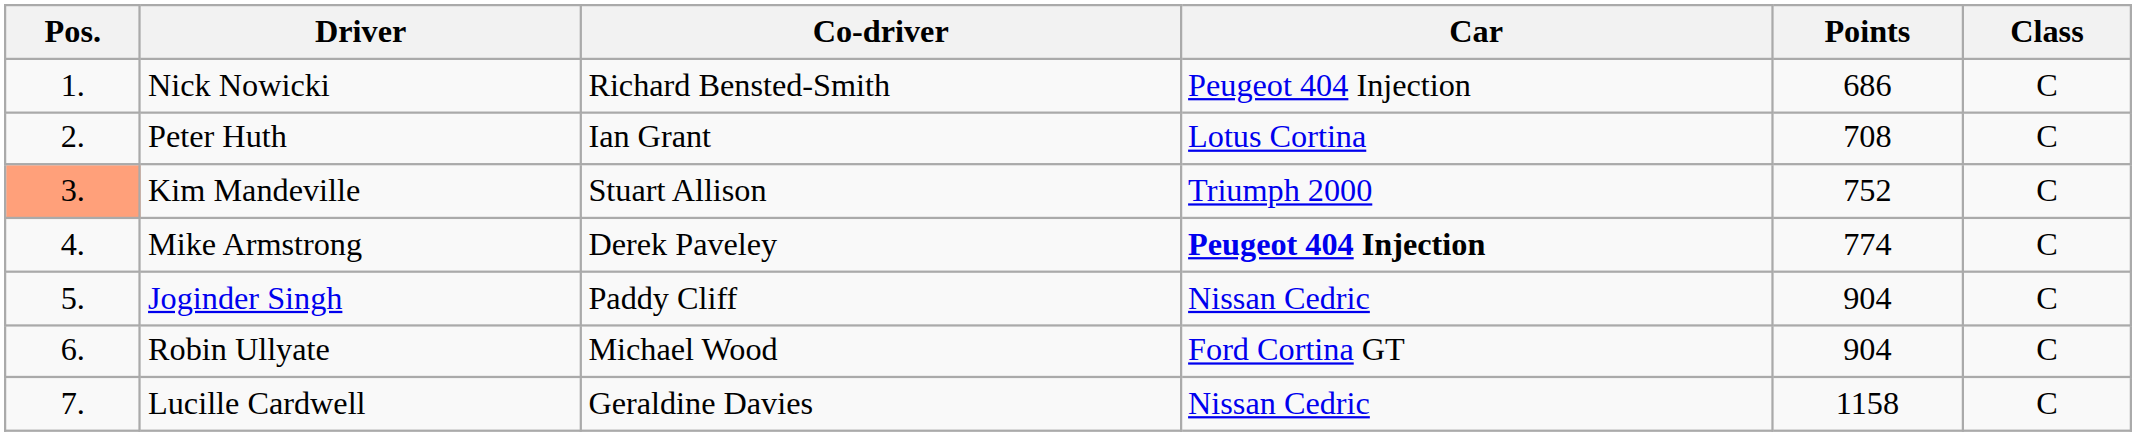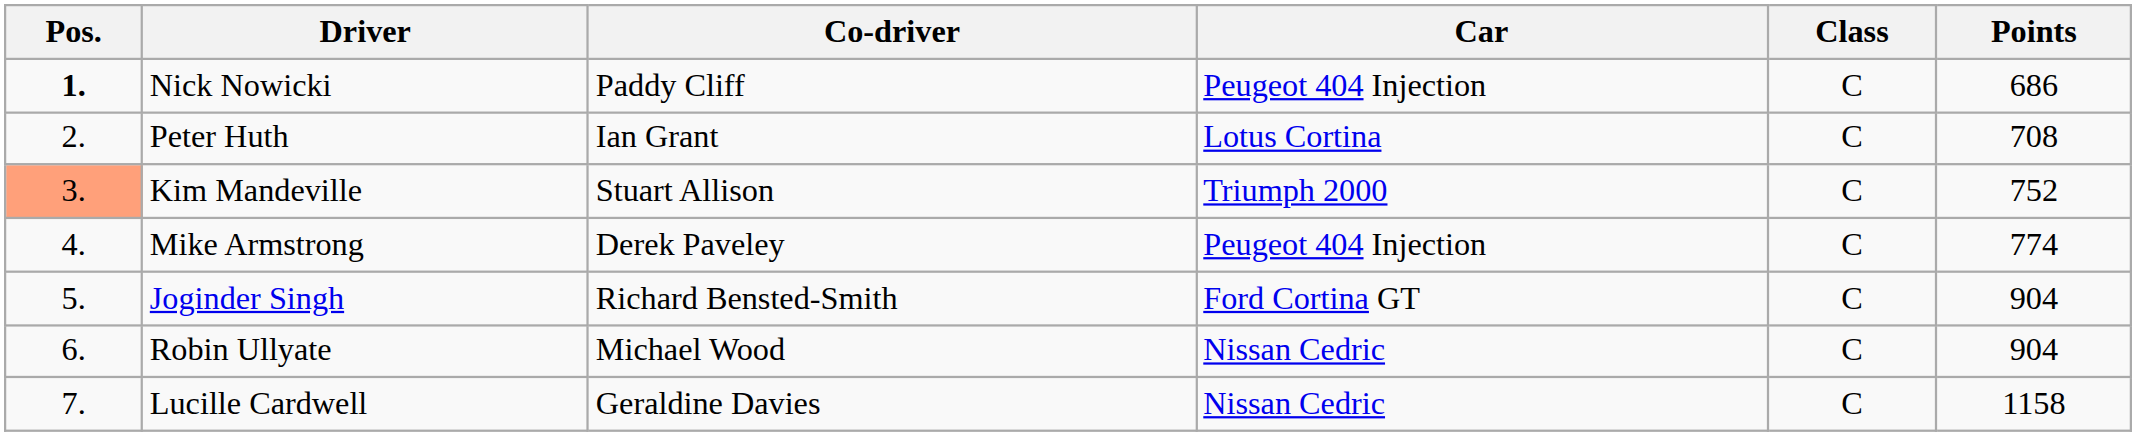columns swapped: (2047, 31) <-> (1867, 31)
(73, 84) normal -> (74, 84) bold
(739, 84) Richard Bensted-Smith -> (670, 84) Paddy Cliff
(1337, 244) bold -> (1345, 244) normal
(663, 297) Paddy Cliff -> (747, 297) Richard Bensted-Smith
(1279, 297) Nissan Cedric -> (1312, 297) Ford Cortina GT
(1296, 350) Ford Cortina GT -> (1294, 350) Nissan Cedric
